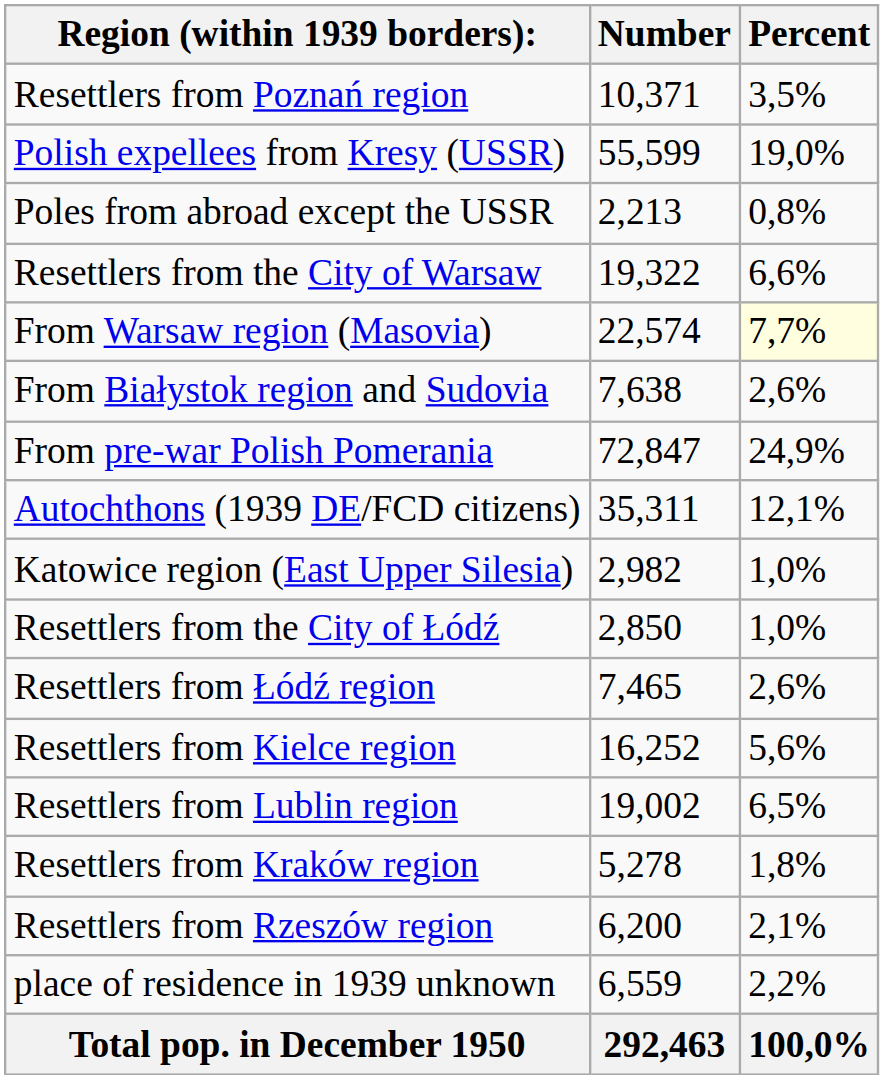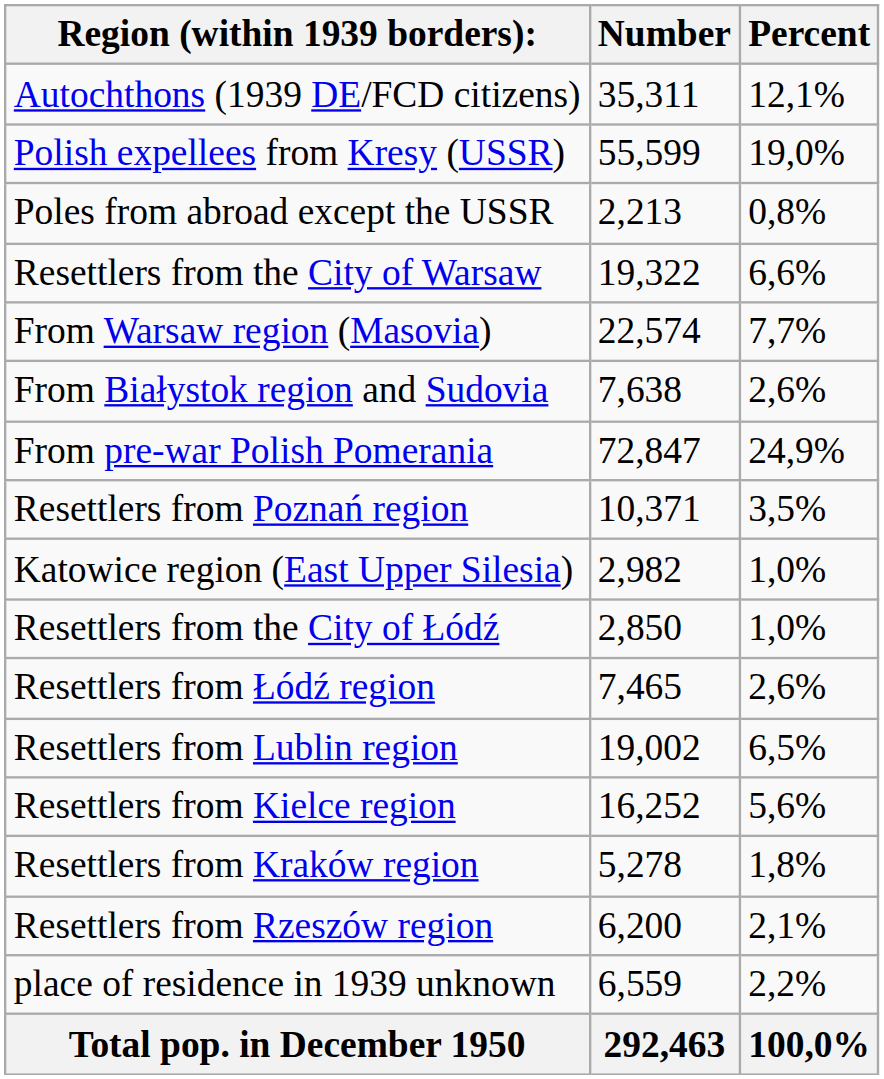rows swapped: (297, 509) <-> (241, 93)
(787, 331) lightyellow background -> (787, 331) no background
rows swapped: (235, 746) <-> (236, 806)
